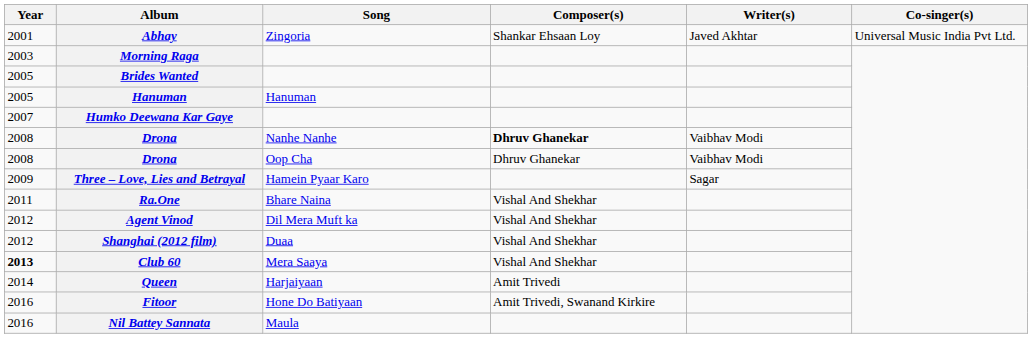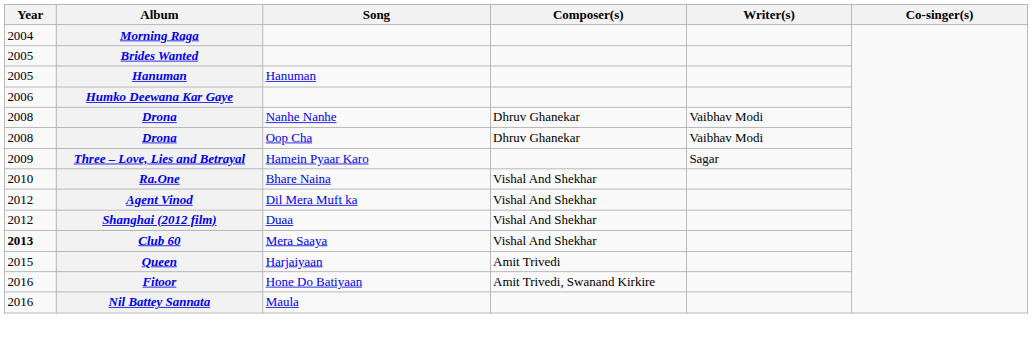- row: (159, 35)
(20, 55) 2003 -> (20, 35) 2004
(20, 117) 2007 -> (20, 96) 2006
(541, 138) bold -> (536, 117) normal
(20, 199) 2011 -> (20, 179) 2010
(20, 281) 2014 -> (20, 261) 2015
